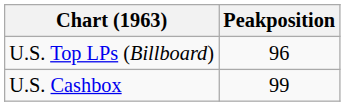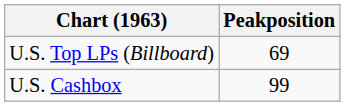(279, 52) 96 -> (279, 52) 69
